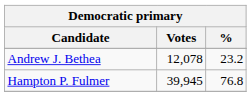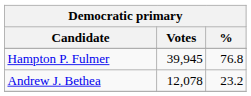rows swapped: (58, 80) <-> (54, 59)
